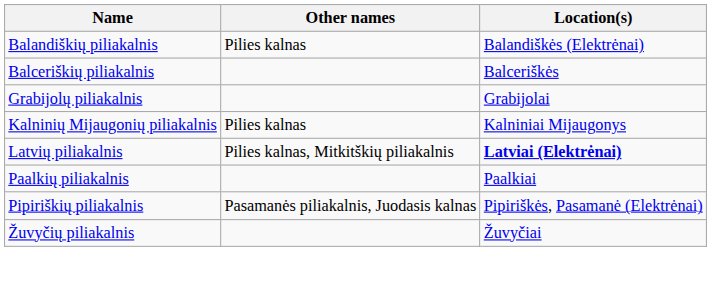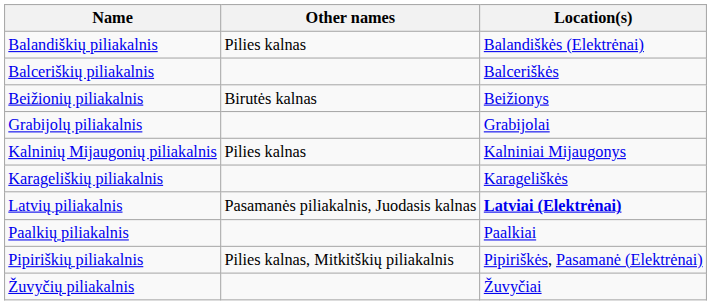+ row: (76, 98)
+ row: (86, 178)
(339, 152) Pilies kalnas, Mitkitškių piliakalnis -> (350, 205) Pasamanės piliakalnis, Juodasis kalnas
(350, 205) Pasamanės piliakalnis, Juodasis kalnas -> (339, 259) Pilies kalnas, Mitkitškių piliakalnis
